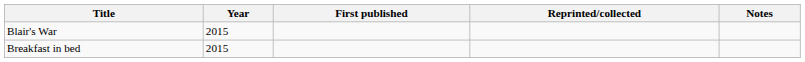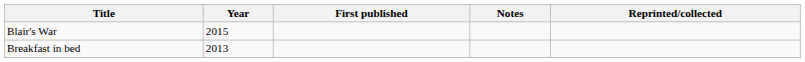columns swapped: (594, 13) <-> (760, 13)
(217, 48) 2015 -> (217, 48) 2013
